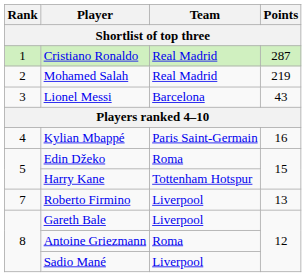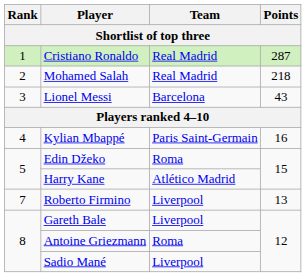(281, 76) 219 -> (281, 76) 218
(202, 179) Tottenham Hotspur -> (194, 179) Atlético Madrid
